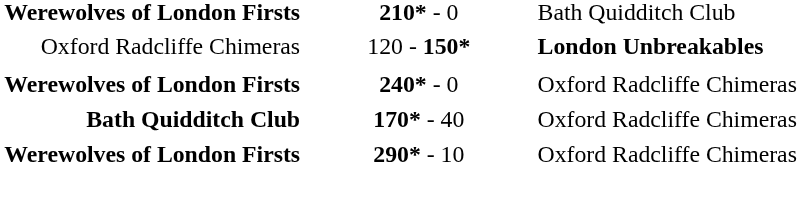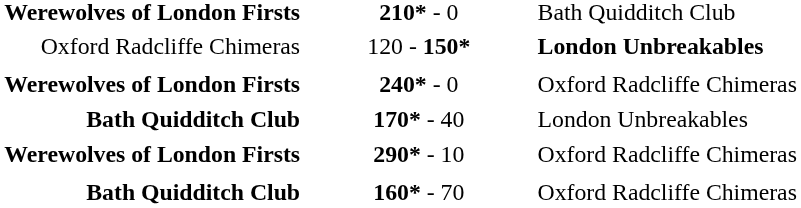(667, 119) Oxford Radcliffe Chimeras -> (643, 119) London Unbreakables
+ row: (193, 191)
